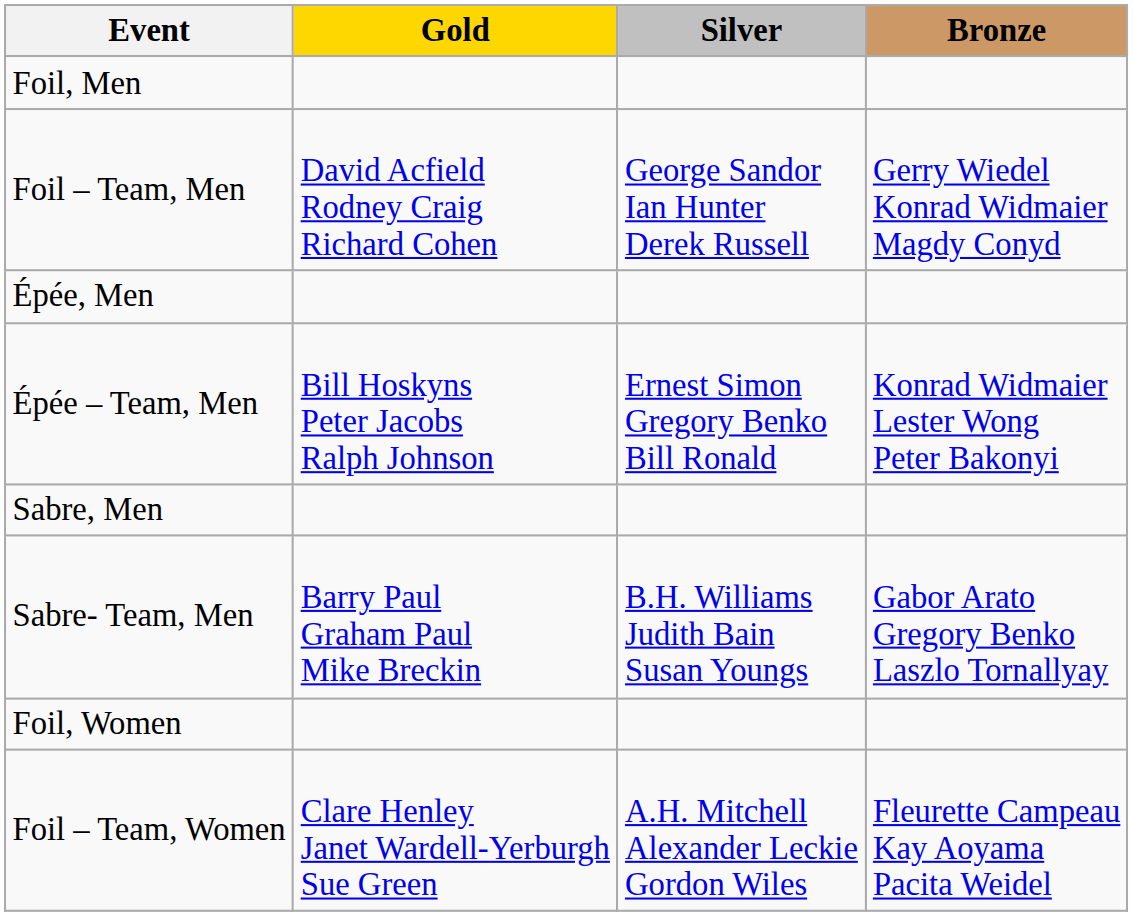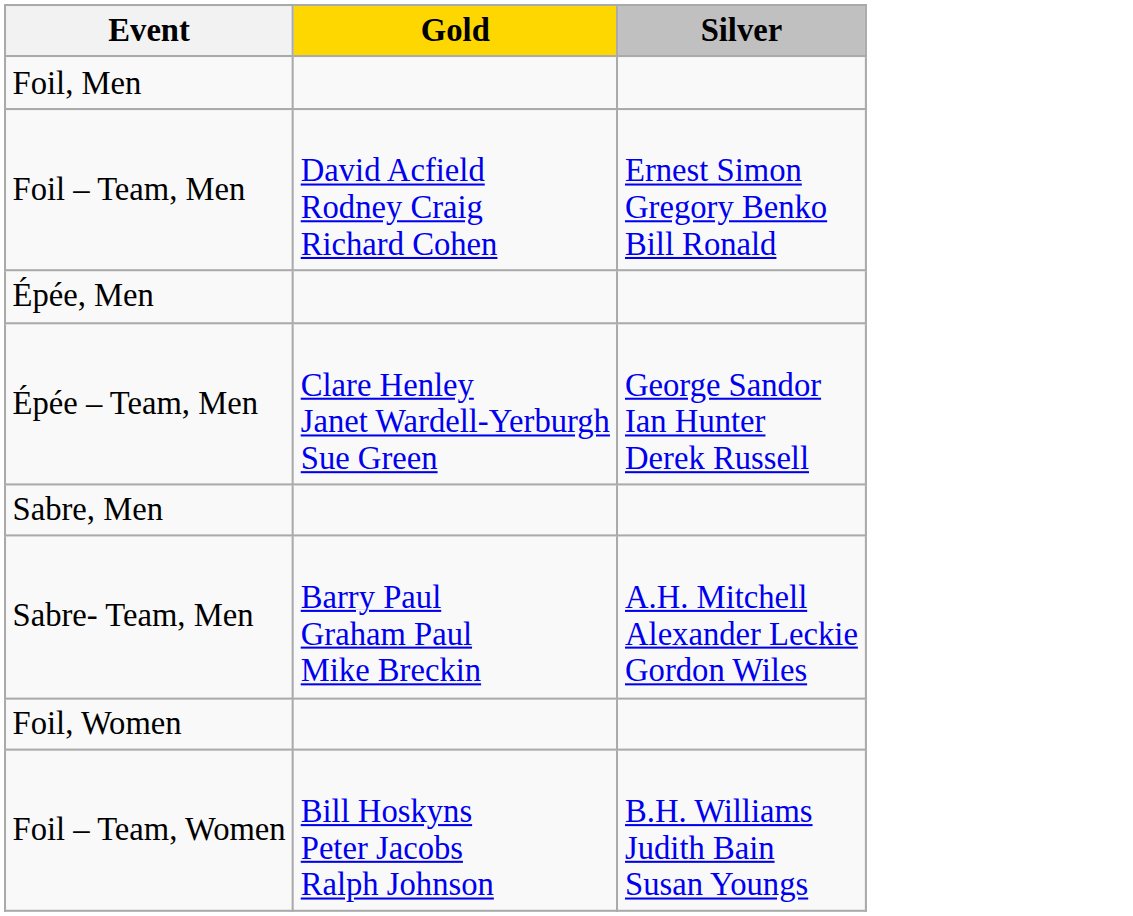- column: (997, 30)
(723, 207) George Sandor Ian Hunter Derek Russell -> (726, 207) Ernest Simon Gregory Benko Bill Ronald
(397, 421) Bill Hoskyns Peter Jacobs Ralph Johnson -> (455, 421) Clare Henley Janet Wardell-Yerburgh Sue Green
(726, 421) Ernest Simon Gregory Benko Bill Ronald -> (723, 421) George Sandor Ian Hunter Derek Russell
(719, 634) B.H. Williams Judith Bain Susan Youngs -> (741, 634) A.H. Mitchell Alexander Leckie Gordon Wiles
(455, 848) Clare Henley Janet Wardell-Yerburgh Sue Green -> (397, 848) Bill Hoskyns Peter Jacobs Ralph Johnson
(741, 848) A.H. Mitchell Alexander Leckie Gordon Wiles -> (719, 848) B.H. Williams Judith Bain Susan Youngs
